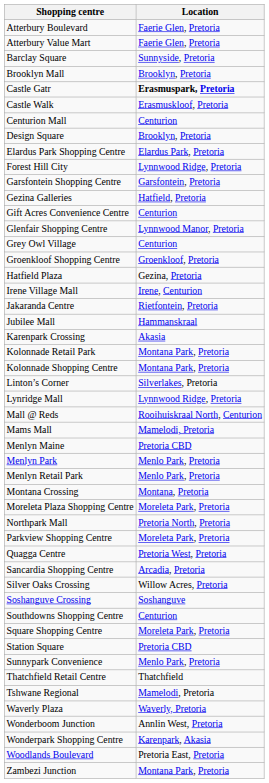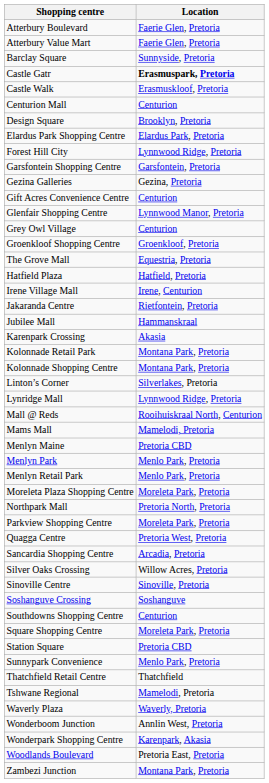- row: (35, 74)
(172, 197) Hatfield, Pretoria -> (170, 182) Gezina, Pretoria
+ row: (38, 259)
(170, 275) Gezina, Pretoria -> (172, 275) Hatfield, Pretoria
- row: (42, 492)
+ row: (38, 584)
